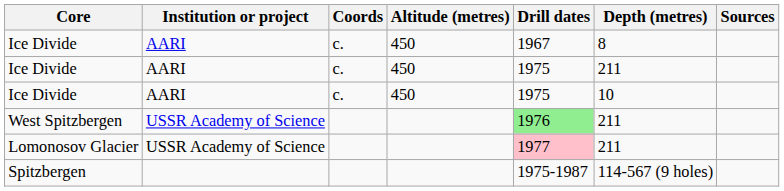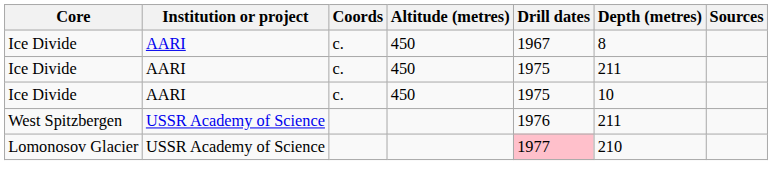(533, 120) lightgreen background -> (533, 120) no background
(610, 146) 211 -> (610, 146) 210
- row: (47, 172)
